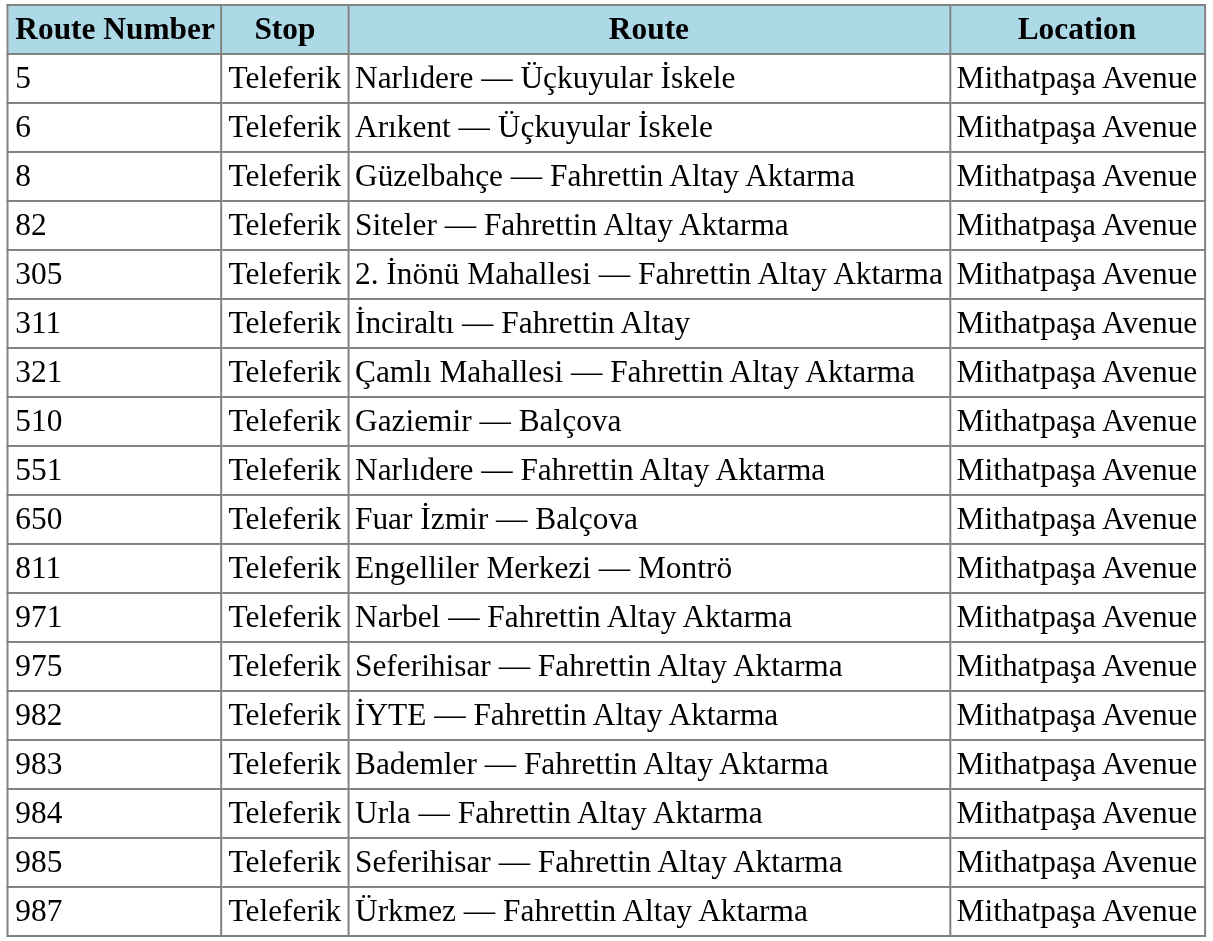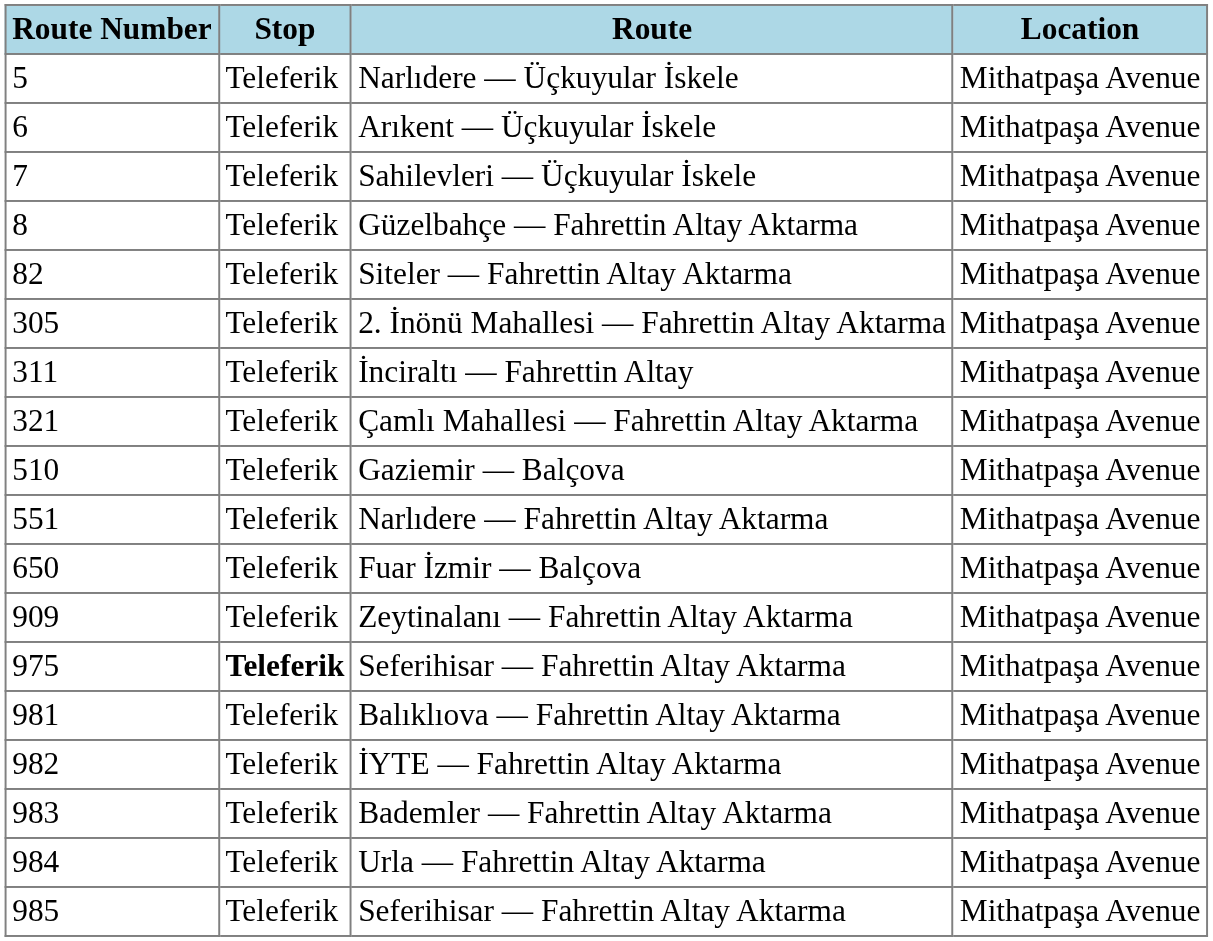+ row: (20, 176)
- row: (38, 568)
+ row: (36, 617)
- row: (39, 617)
(285, 666) normal -> (285, 666) bold
+ row: (36, 715)
- row: (39, 911)
